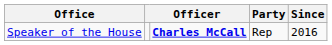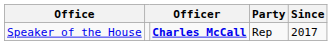(304, 32) 2016 -> (304, 32) 2017
